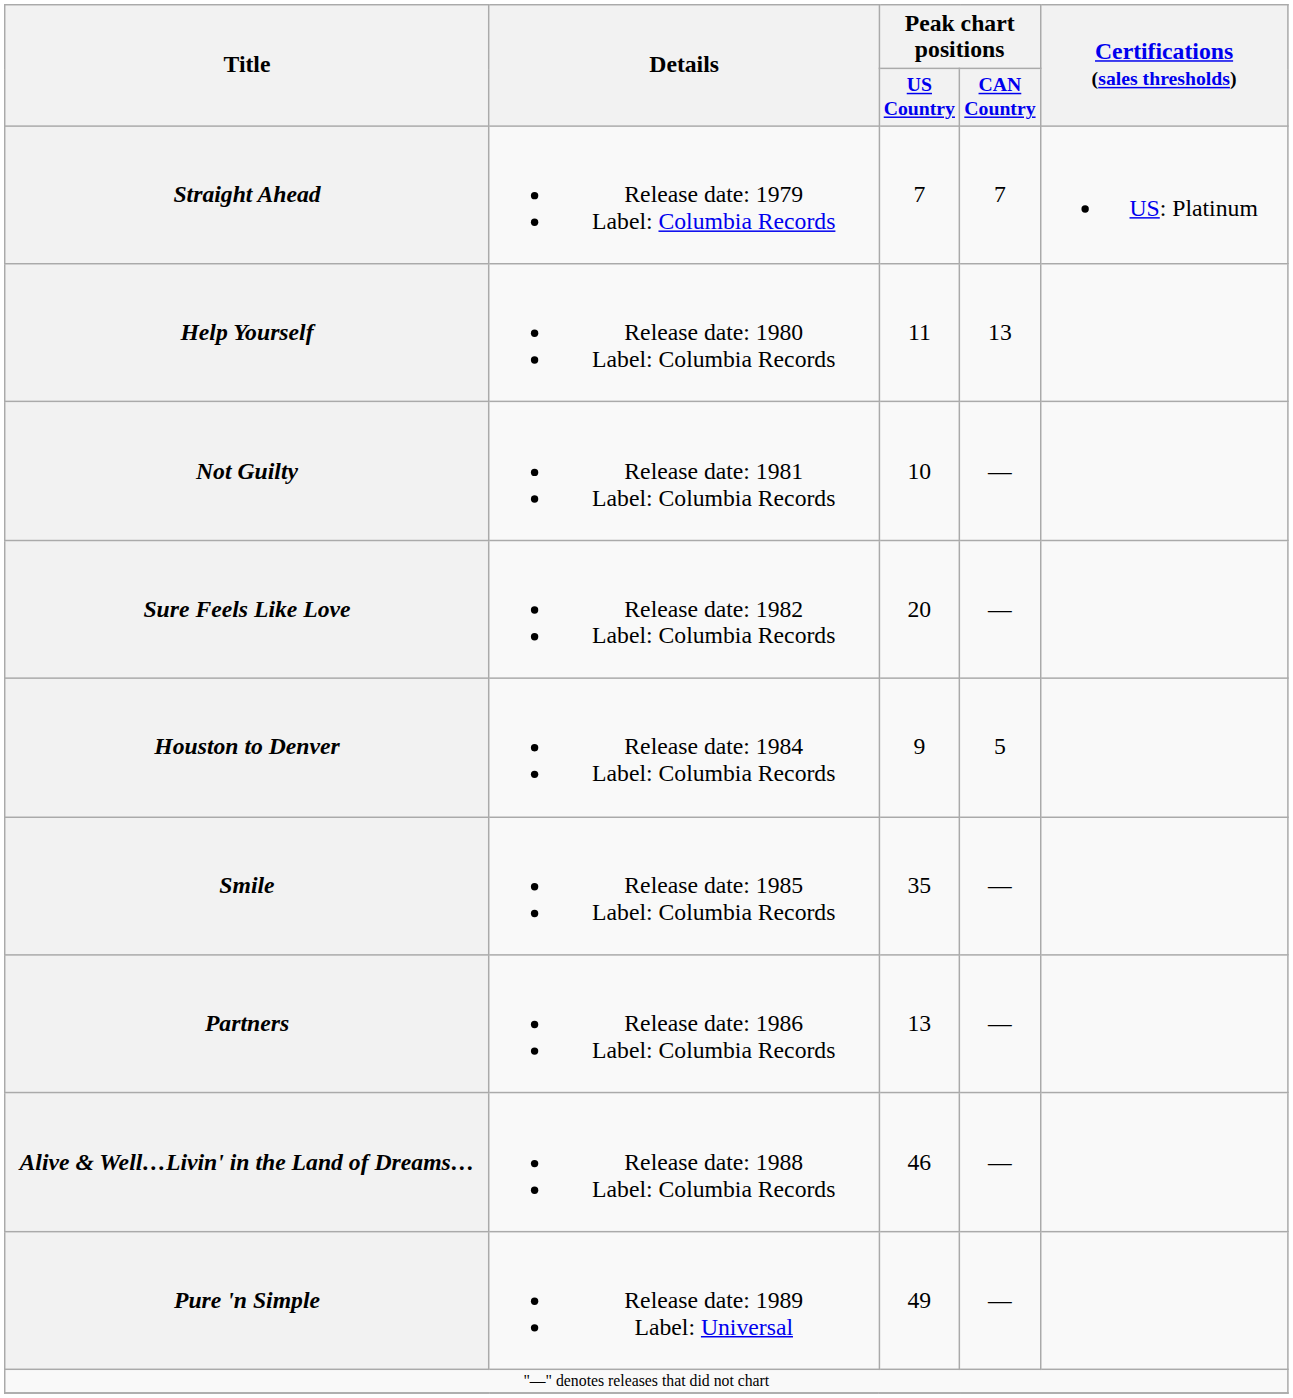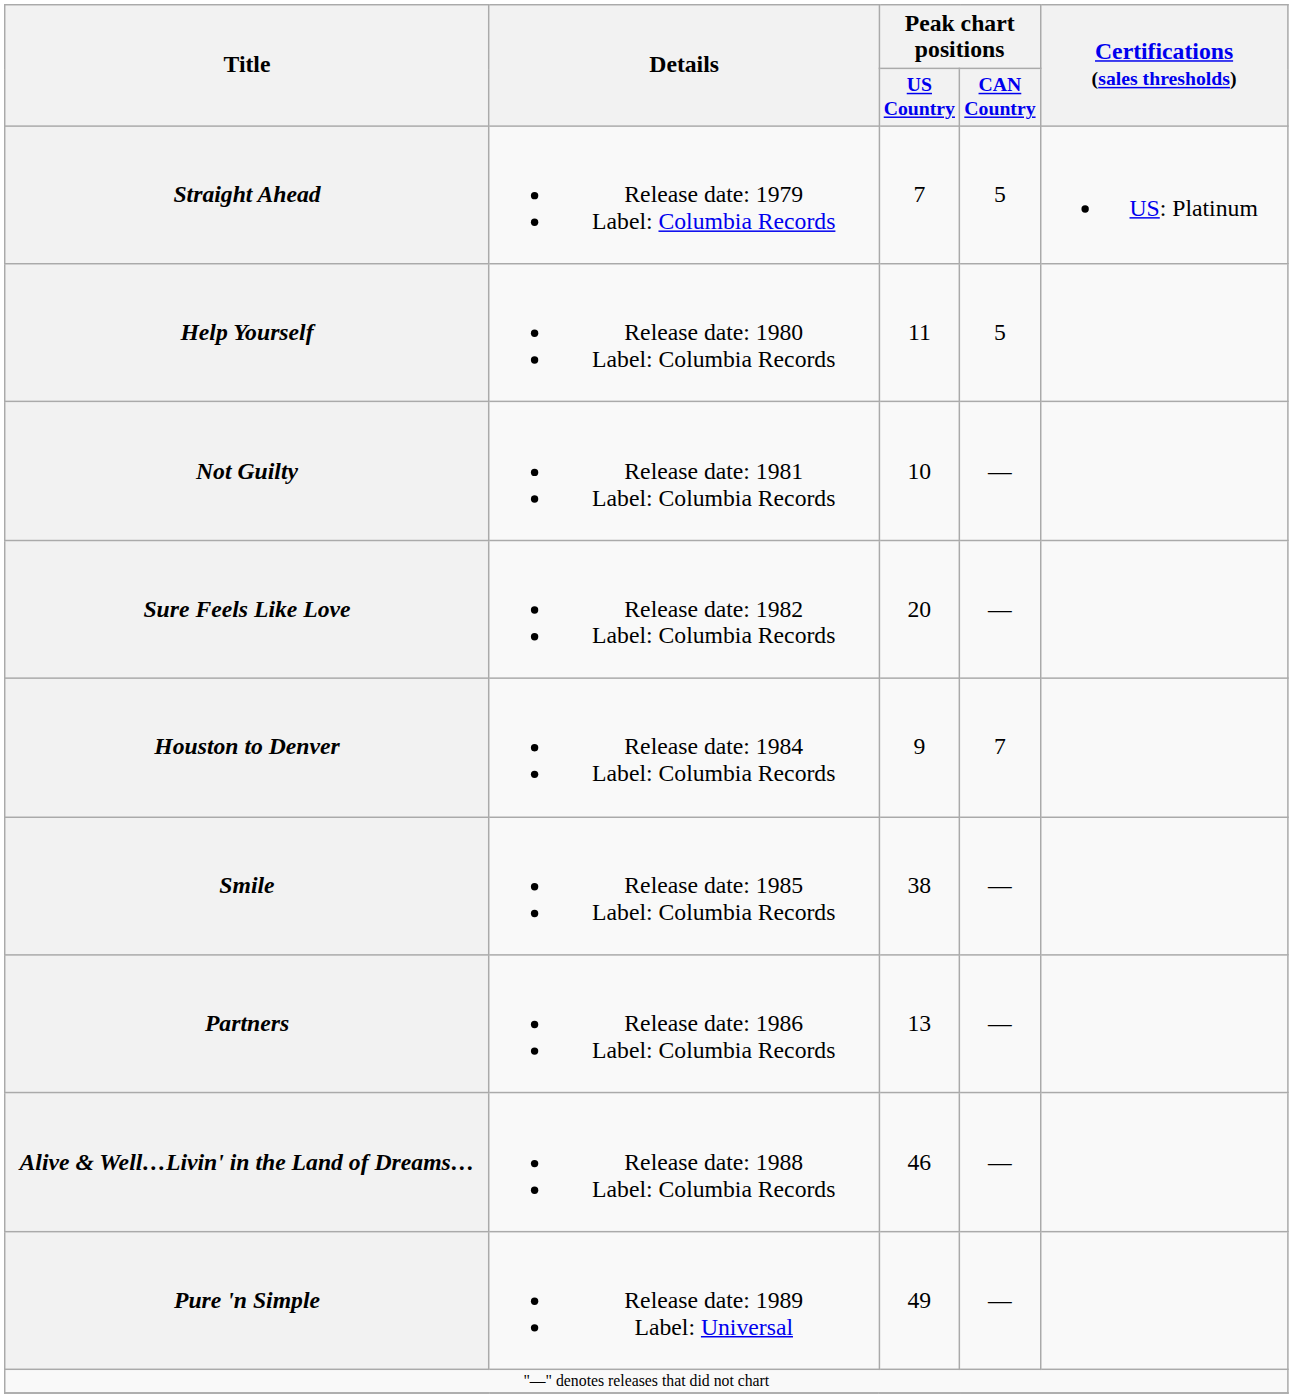(1000, 194) 7 -> (1000, 194) 5
(1000, 332) 13 -> (1000, 332) 5
(1000, 747) 5 -> (1000, 747) 7
(919, 885) 35 -> (919, 885) 38
